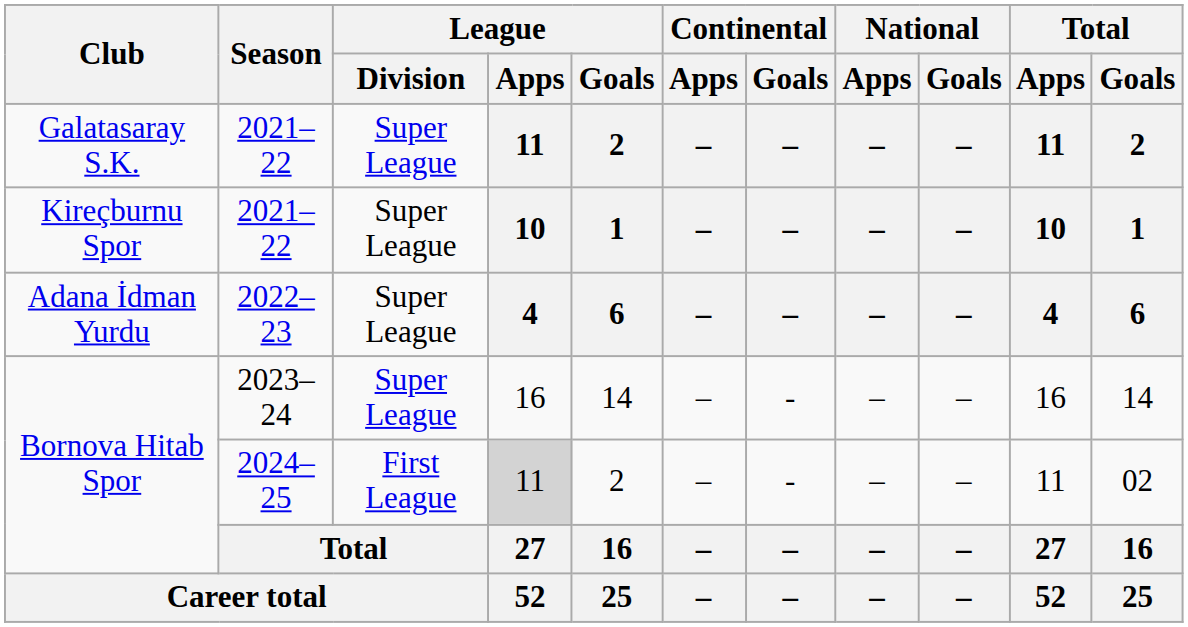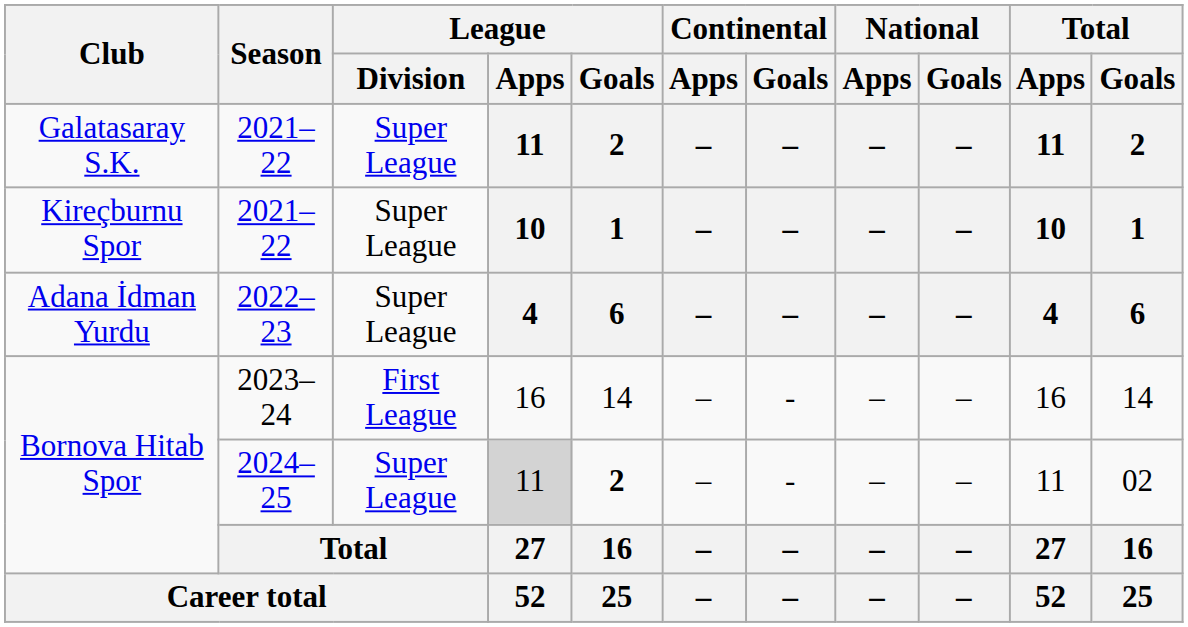(411, 397) Super League -> (411, 397) First League
(411, 481) First League -> (411, 481) Super League
(617, 481) normal -> (617, 481) bold
